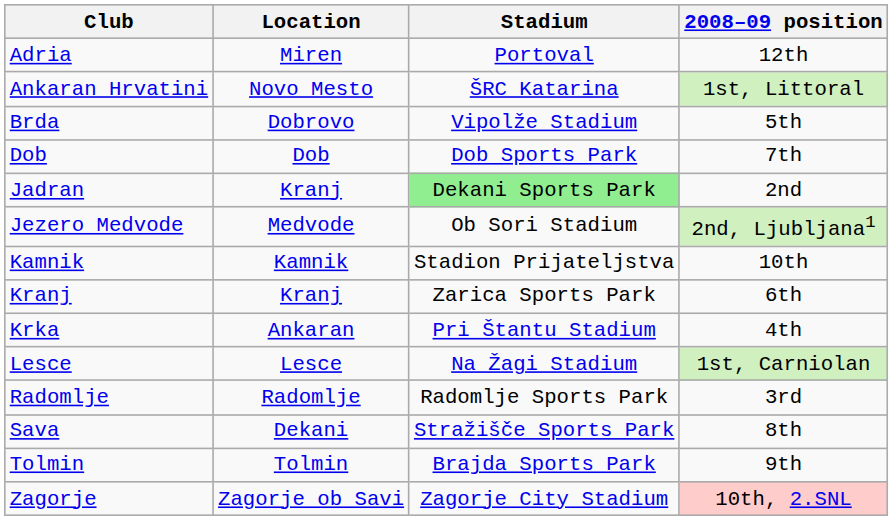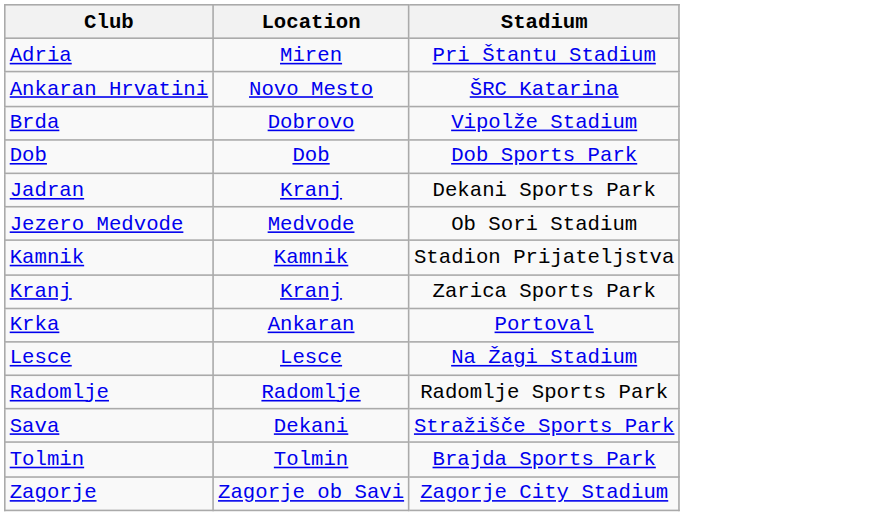- column: (784, 22)
(544, 55) Portoval -> (544, 55) Pri Štantu Stadium
(544, 190) lightgreen background -> (544, 190) no background
(544, 330) Pri Štantu Stadium -> (544, 325) Portoval
